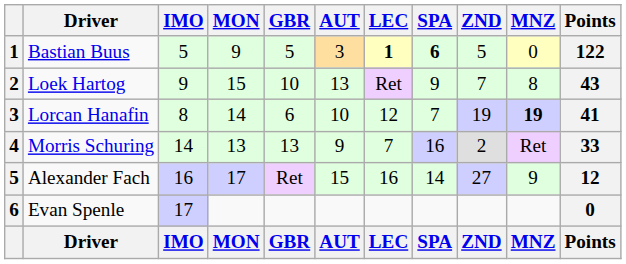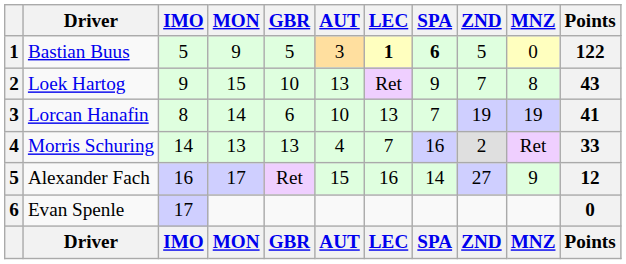(389, 114) 12 -> (389, 114) 13
(533, 114) bold -> (533, 114) normal
(340, 146) 9 -> (340, 146) 4
